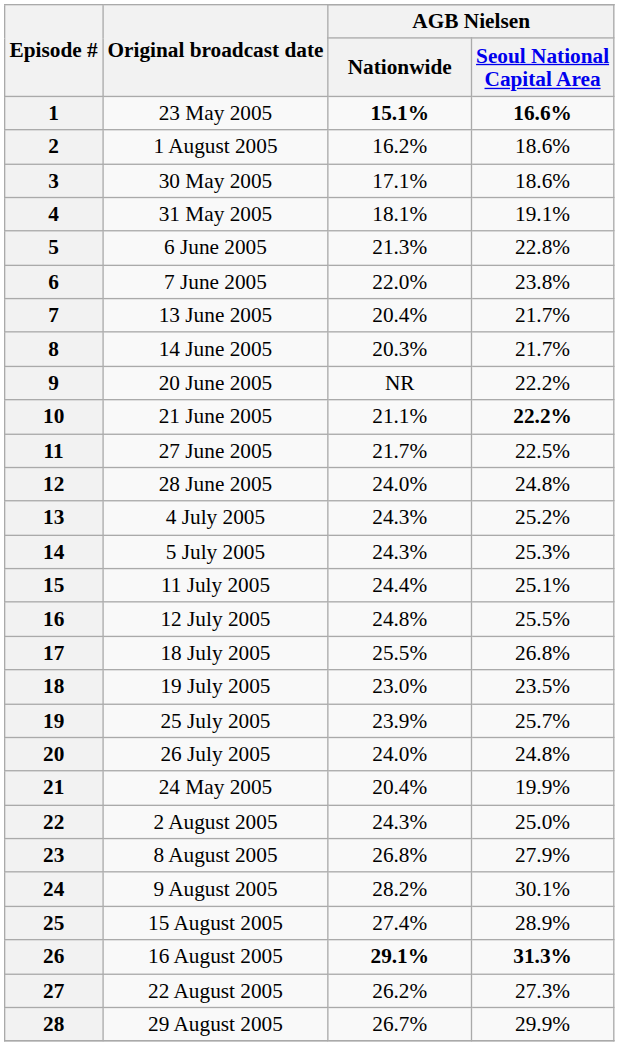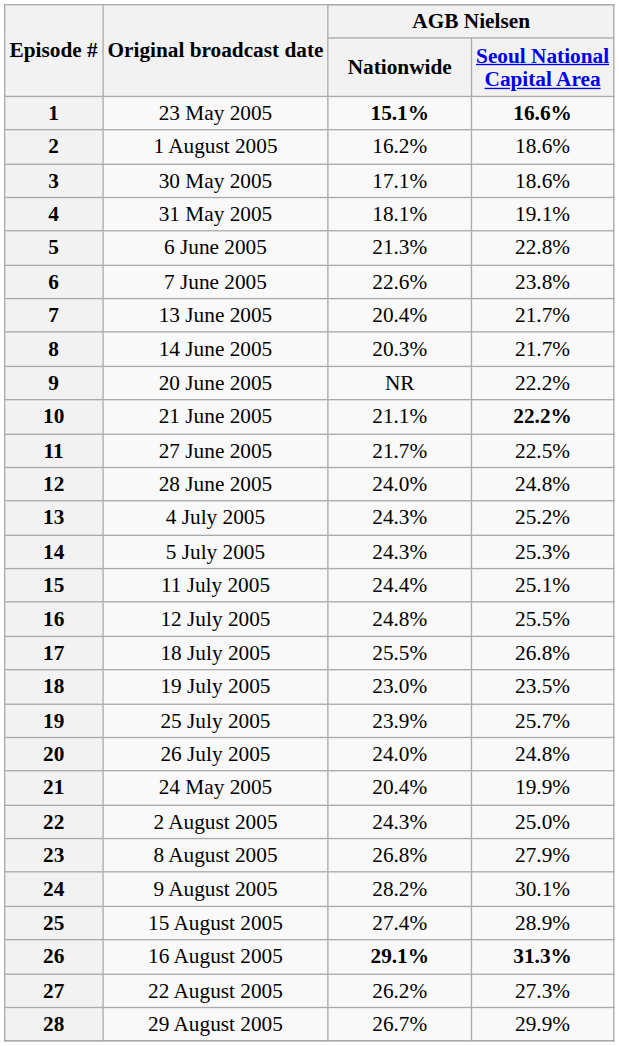(400, 281) 22.0% -> (400, 281) 22.6%
